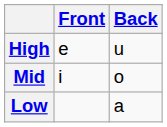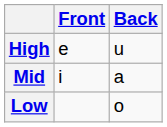(119, 77) o -> (119, 77) a
(119, 106) a -> (119, 106) o
